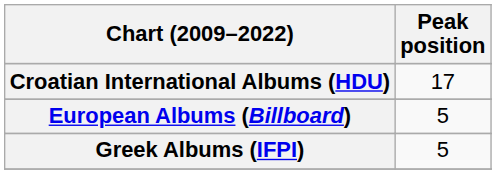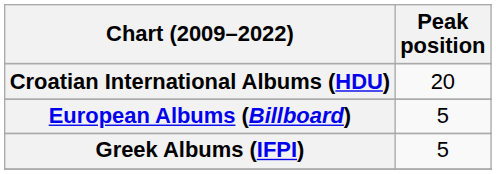(443, 81) 17 -> (443, 81) 20
